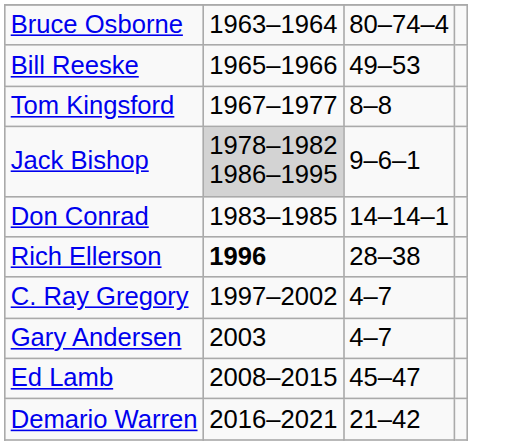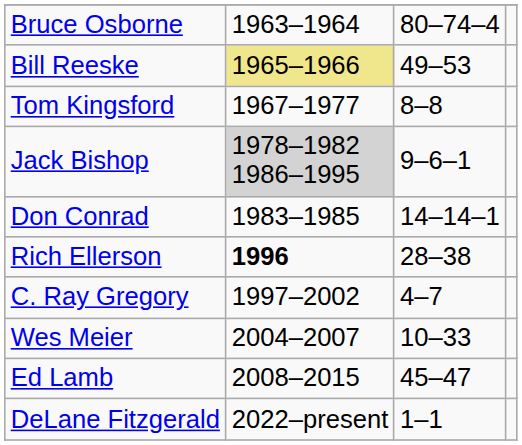(273, 65) no background -> (296, 65) khaki background
- row: (96, 337)
+ row: (72, 337)
- row: (104, 418)
+ row: (115, 418)
